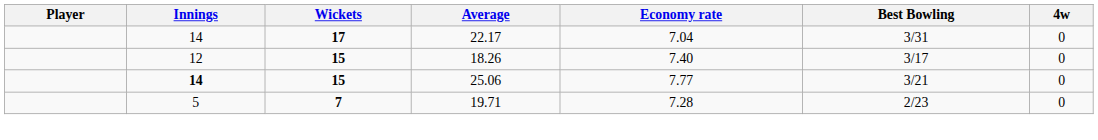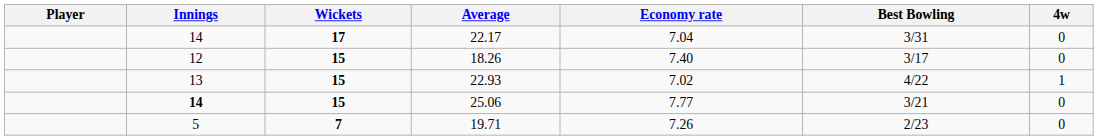+ row: (486, 80)
(681, 102) 7.28 -> (681, 124) 7.26
